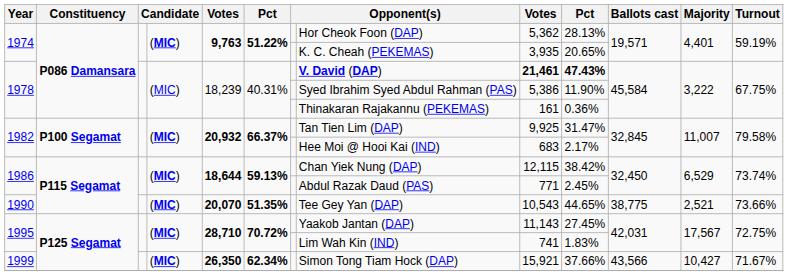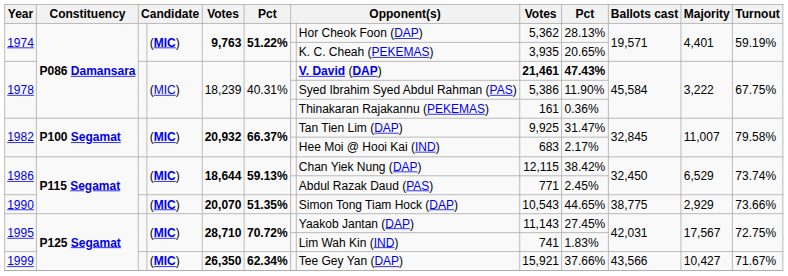(351, 204) Tee Gey Yan (DAP) -> (378, 204) Simon Tong Tiam Hock (DAP)
(699, 204) 2,521 -> (699, 204) 2,929
(378, 261) Simon Tong Tiam Hock (DAP) -> (351, 261) Tee Gey Yan (DAP)
